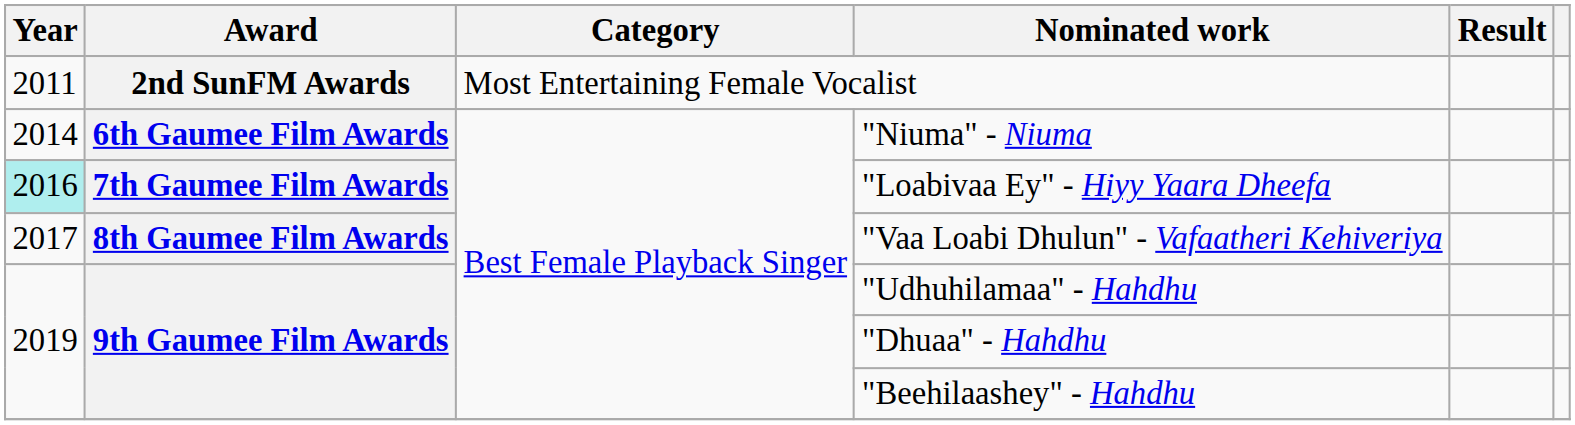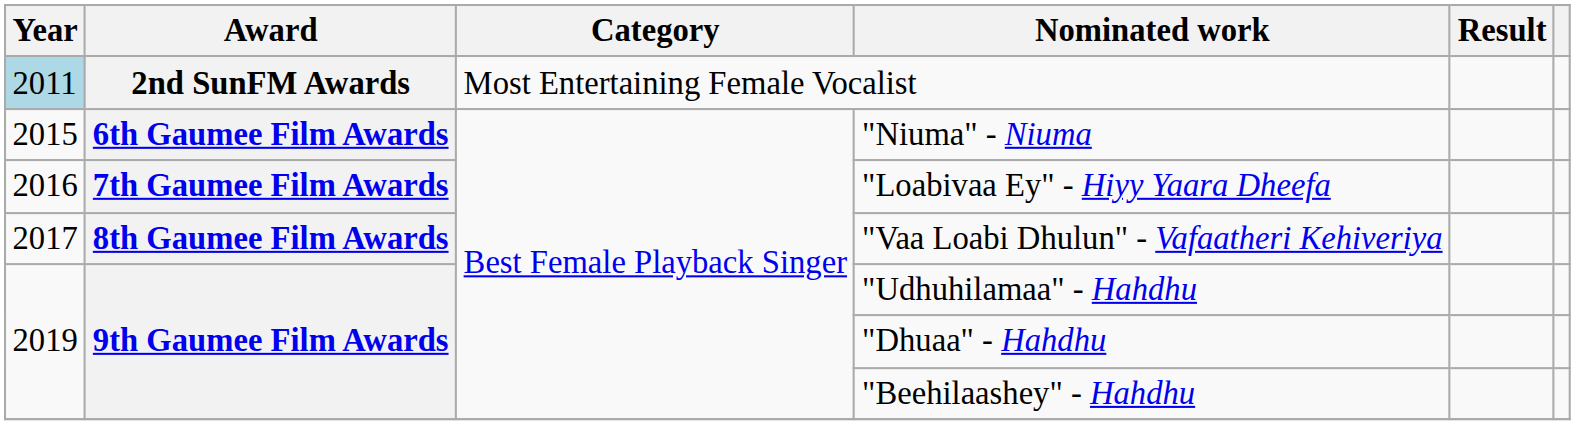(45, 82) no background -> (45, 82) lightblue background
(45, 133) 2014 -> (45, 133) 2015
(45, 185) paleturquoise background -> (45, 185) no background
